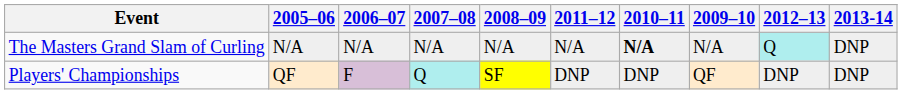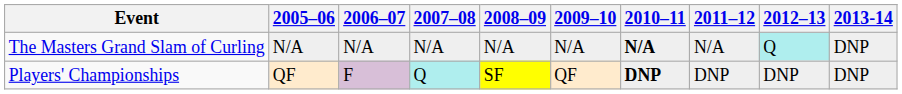columns swapped: (724, 18) <-> (585, 18)
(641, 74) normal -> (643, 74) bold
